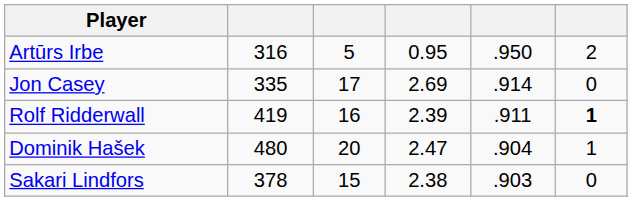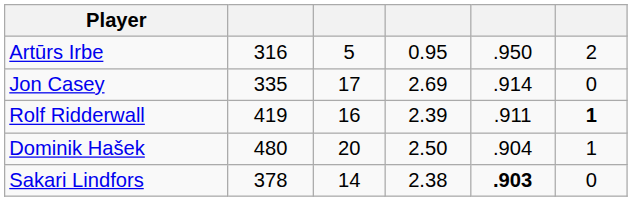(428, 148) 2.47 -> (428, 148) 2.50
(349, 180) 15 -> (349, 180) 14
(513, 180) normal -> (513, 180) bold
